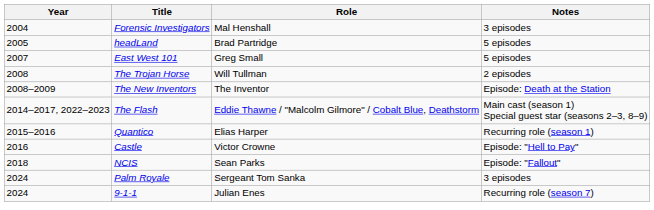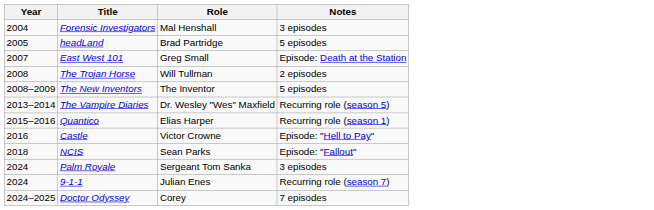(507, 58) 5 episodes -> (343, 58) Episode: Death at the Station
(547, 89) Episode: Death at the Station -> (303, 89) 5 episodes
+ row: (104, 105)
- row: (136, 110)
+ row: (95, 197)
